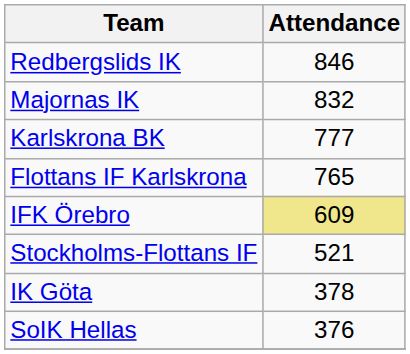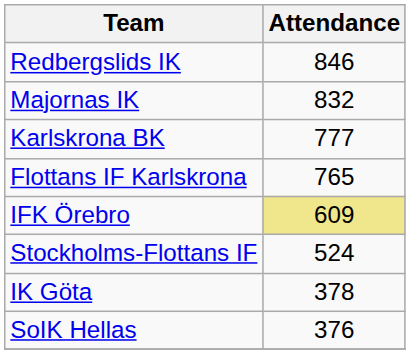(334, 253) 521 -> (334, 253) 524
